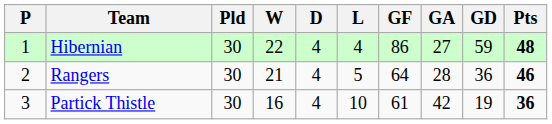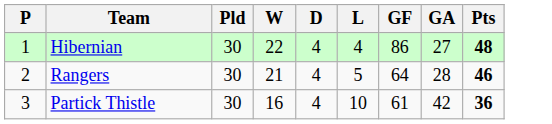- column: (484, 18)
